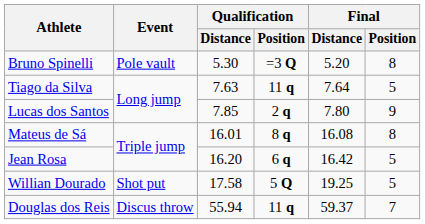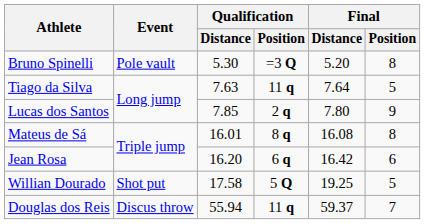(392, 159) 5 -> (392, 159) 6
